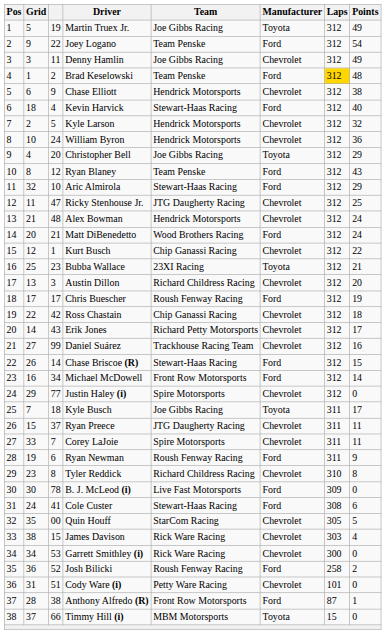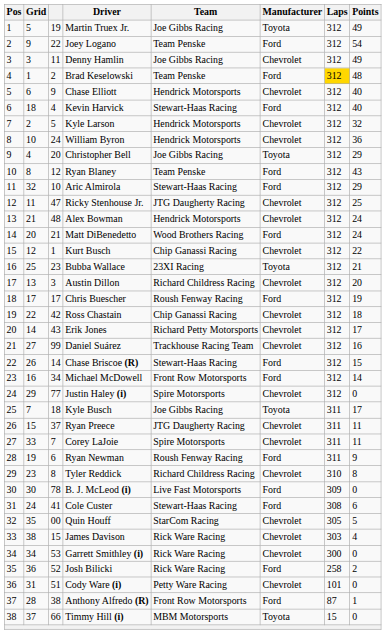(357, 91) 38 -> (357, 91) 40
(198, 568) Roush Fenway Racing -> (189, 568) Rick Ware Racing
